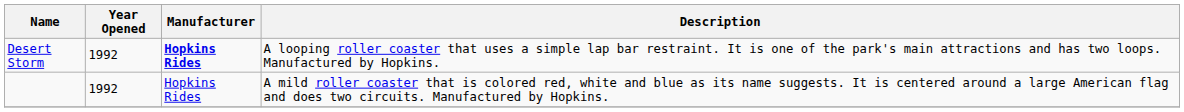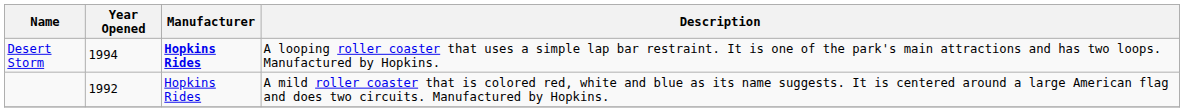(103, 55) 1992 -> (103, 55) 1994
